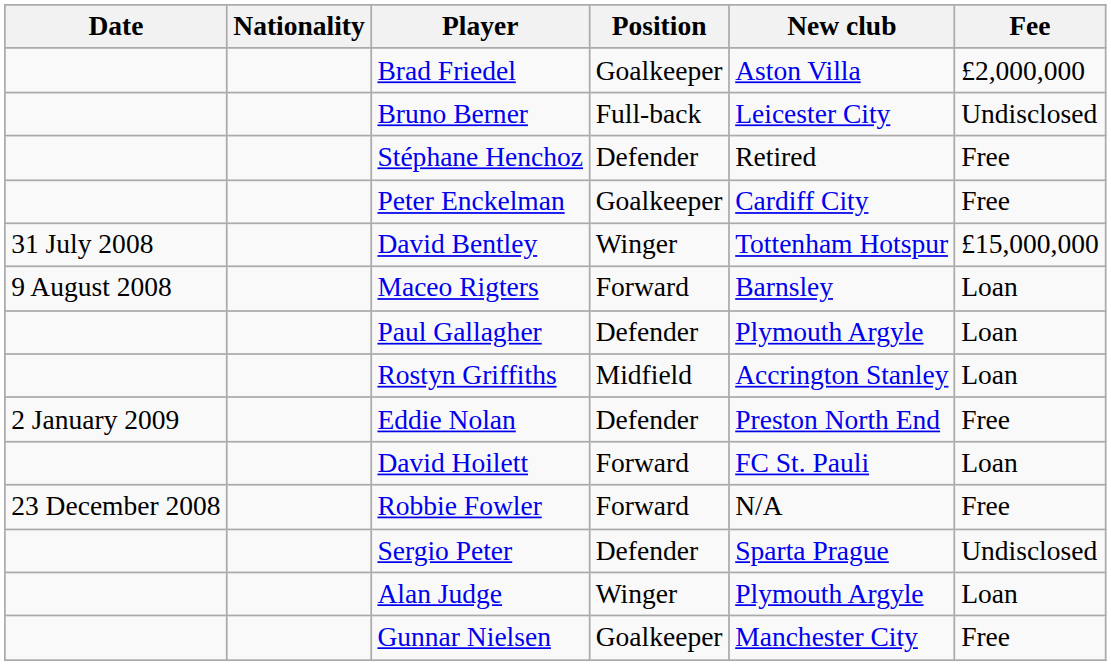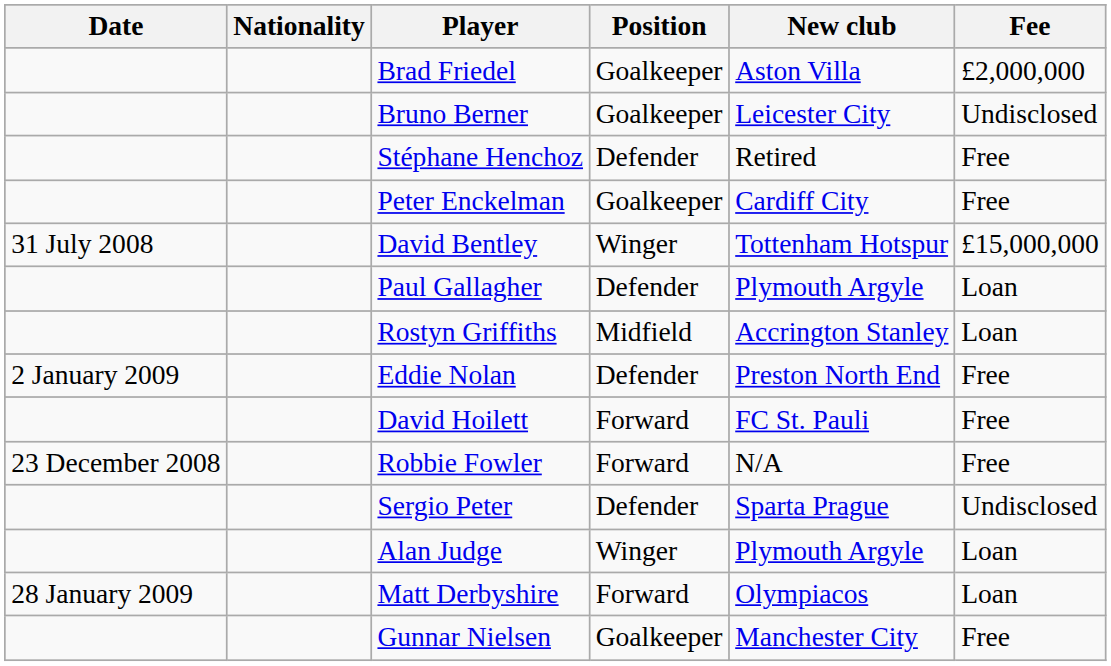(648, 113) Full-back -> (659, 113) Goalkeeper
- row: (458, 288)
(989, 462) Loan -> (986, 419) Free
+ row: (468, 593)
